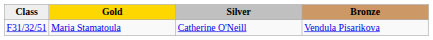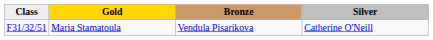columns swapped: (239, 12) <-> (365, 12)
